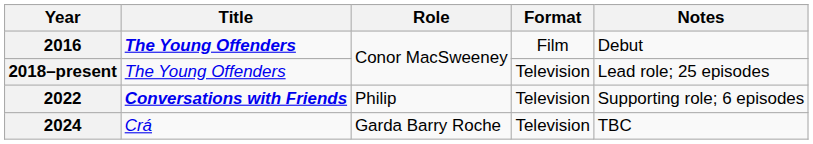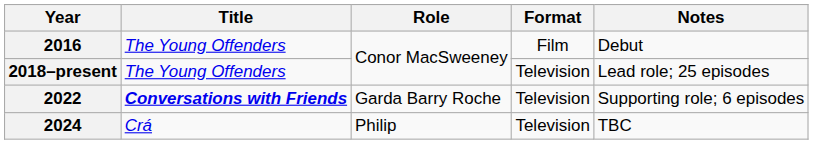(210, 44) bold -> (205, 44) normal
(376, 98) Philip -> (428, 98) Garda Barry Roche
(428, 125) Garda Barry Roche -> (376, 125) Philip
